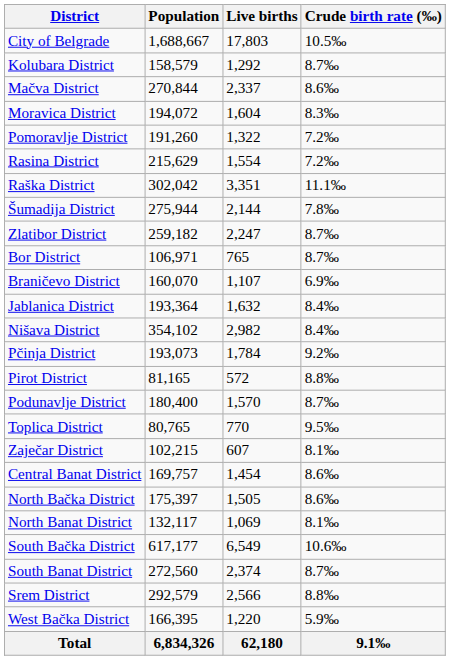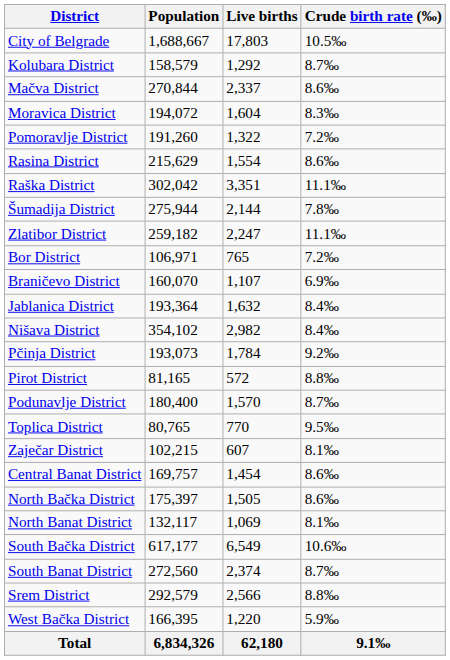(322, 161) 7.2‰ -> (322, 161) 8.6‰
(322, 233) 8.7‰ -> (325, 233) 11.1‰
(322, 257) 8.7‰ -> (322, 257) 7.2‰
